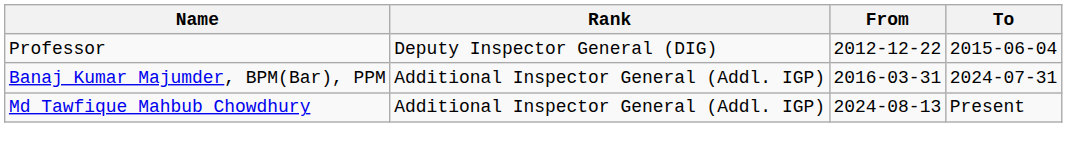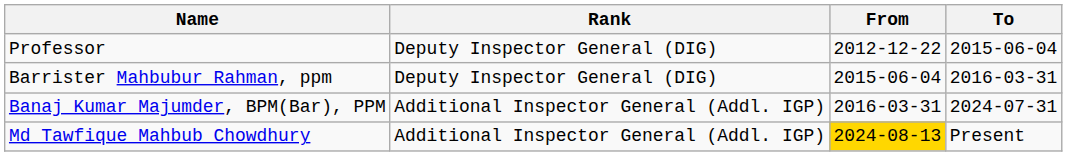+ row: (170, 78)
(887, 107) no background -> (887, 136) gold background
